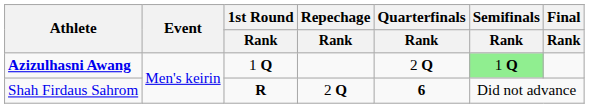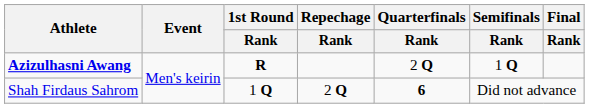(261, 65) 1 Q -> (261, 65) R
(506, 65) lightgreen background -> (506, 65) no background
(261, 90) R -> (261, 90) 1 Q
